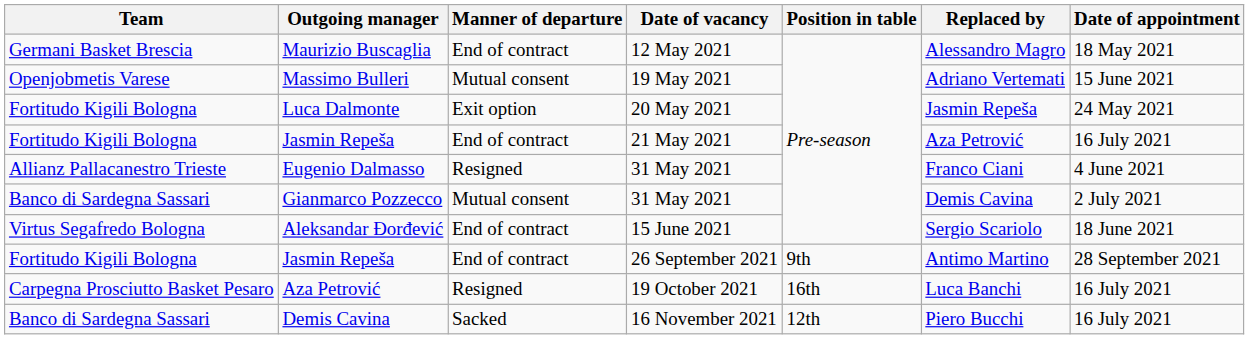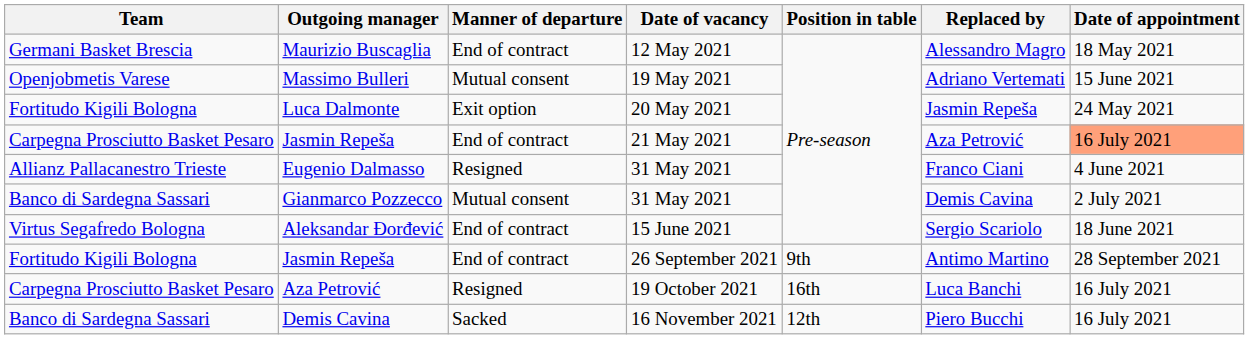(103, 139) Fortitudo Kigili Bologna -> (141, 139) Carpegna Prosciutto Basket Pesaro
(1123, 139) no background -> (1123, 139) lightsalmon background
